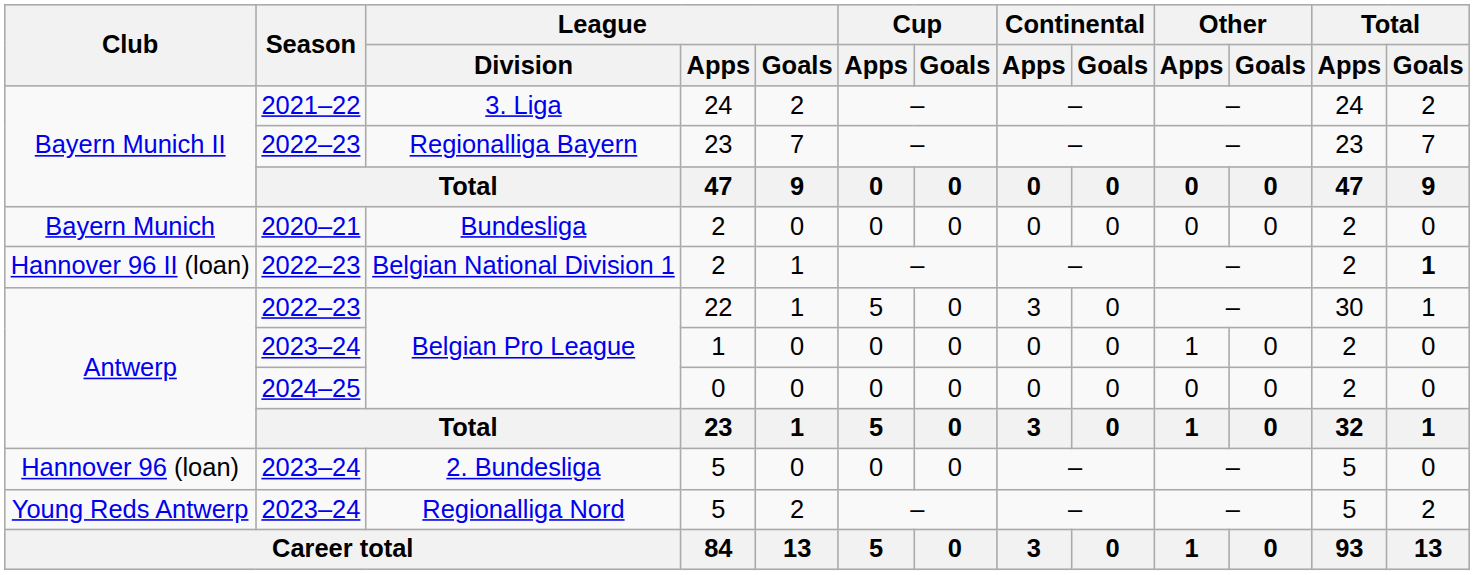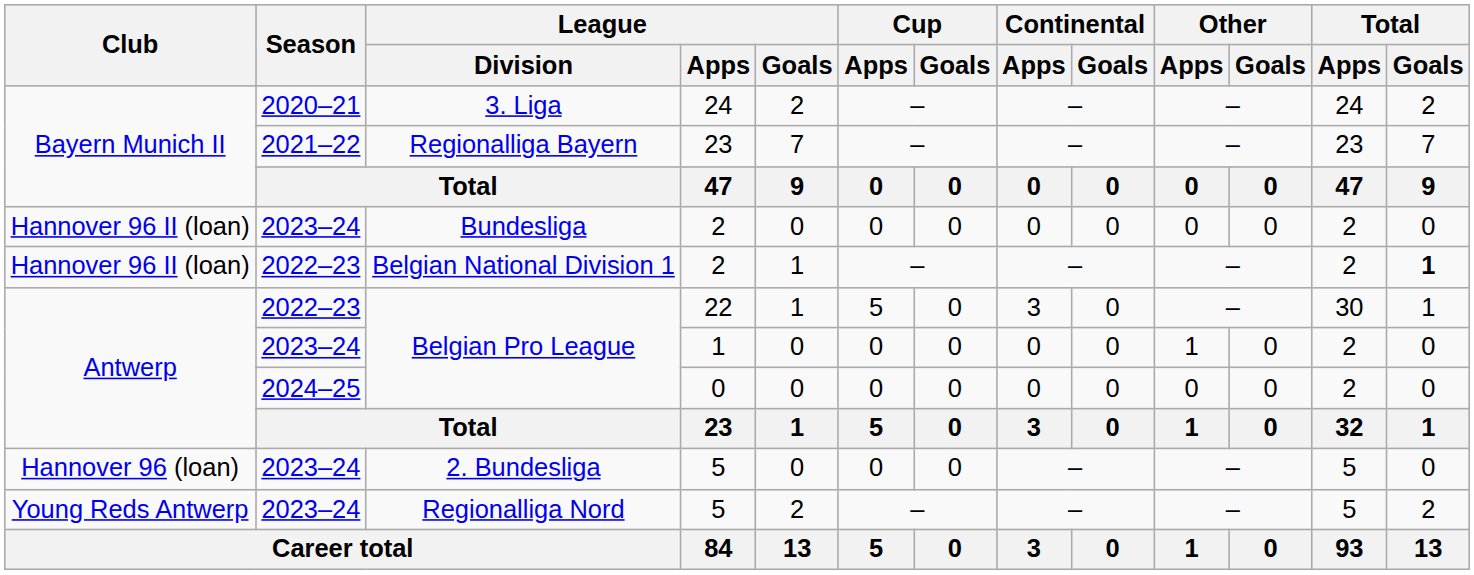(311, 105) 2021–22 -> (311, 105) 2020–21
(311, 145) 2022–23 -> (311, 145) 2021–22
(130, 226) Bayern Munich -> (130, 226) Hannover 96 II (loan)
(311, 226) 2020–21 -> (311, 226) 2023–24
